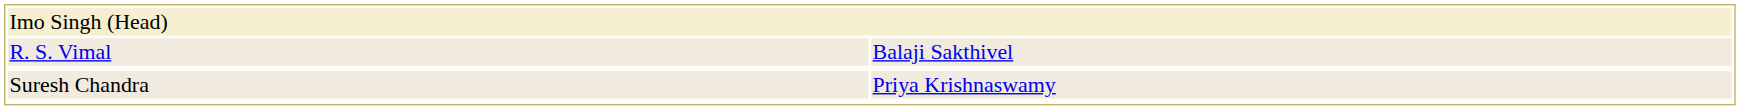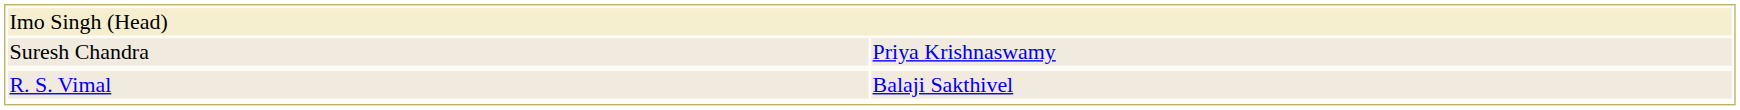rows swapped: (60, 51) <-> (79, 84)
